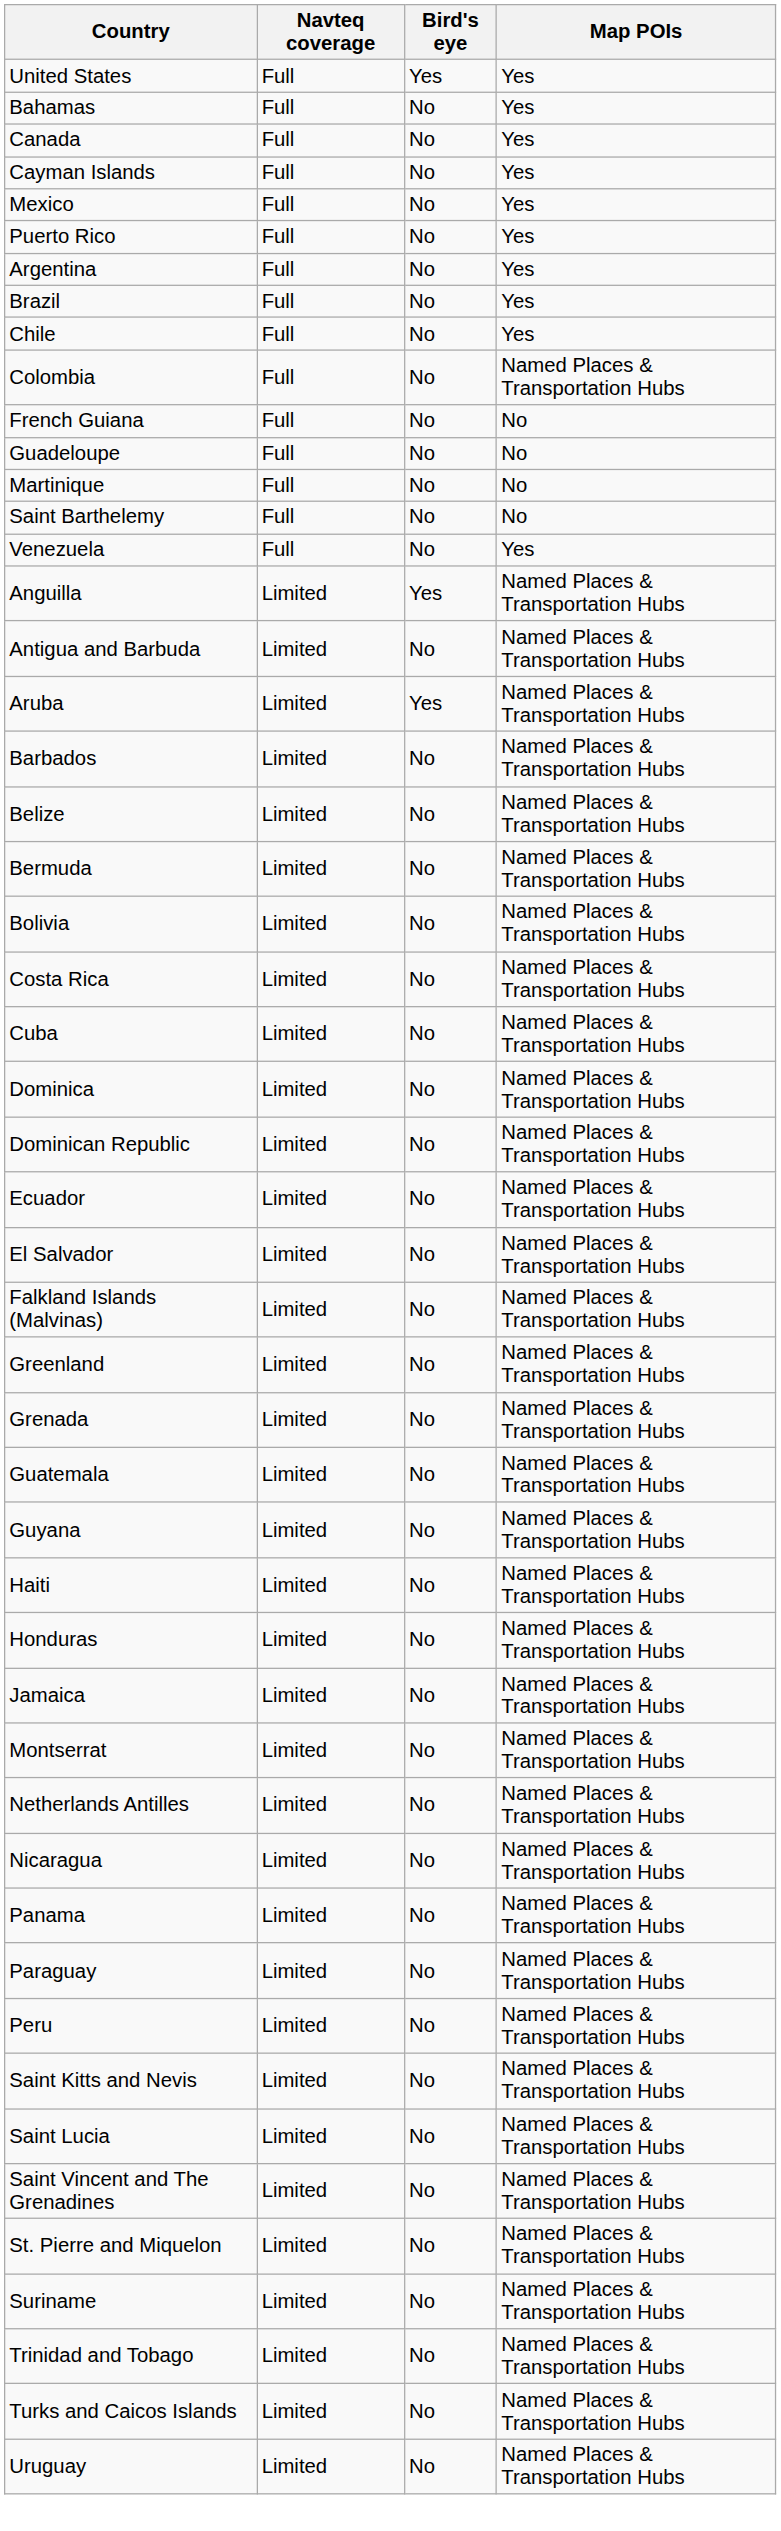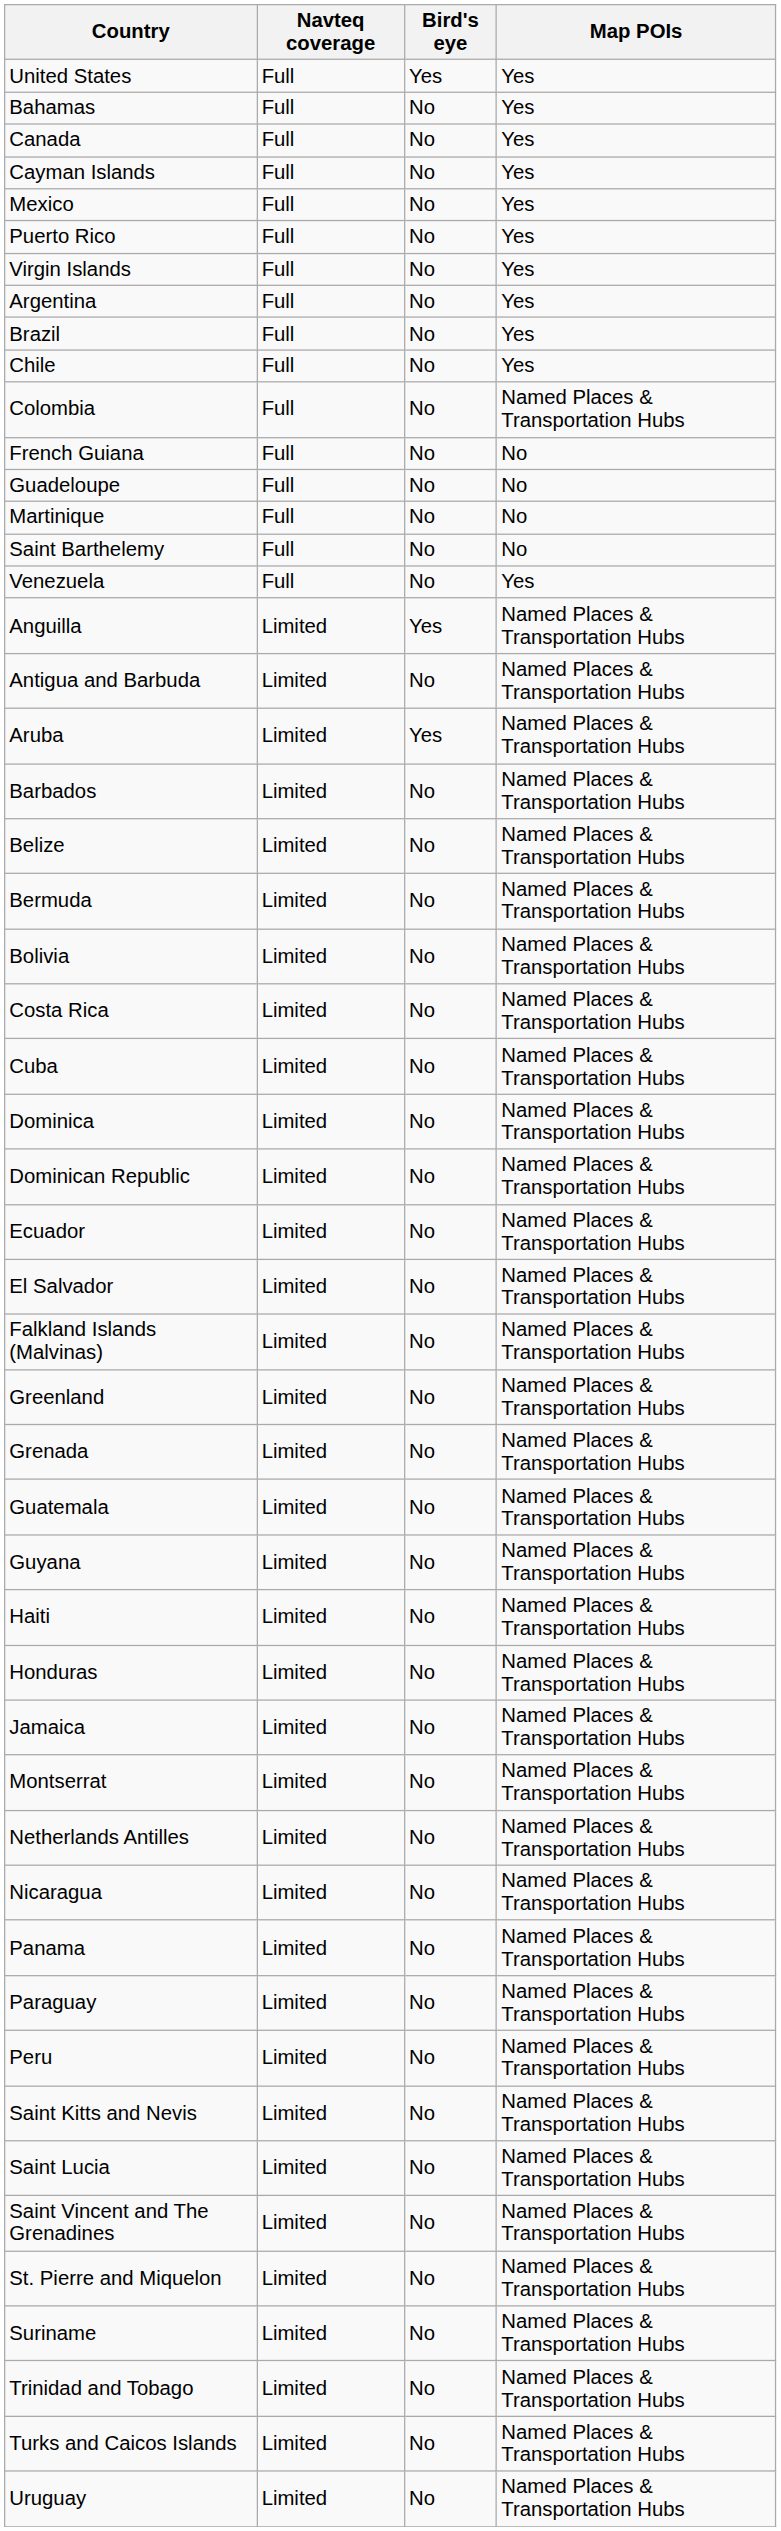+ row: (70, 269)
